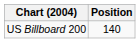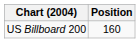(112, 29) 140 -> (112, 29) 160
